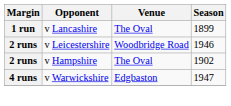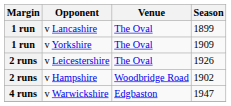+ row: (68, 45)
(151, 45) Woodbridge Road -> (133, 61) The Oval
(204, 45) 1946 -> (204, 61) 1926
(133, 61) The Oval -> (151, 77) Woodbridge Road
